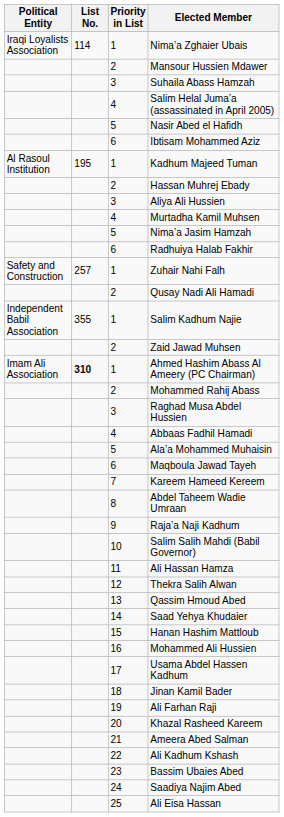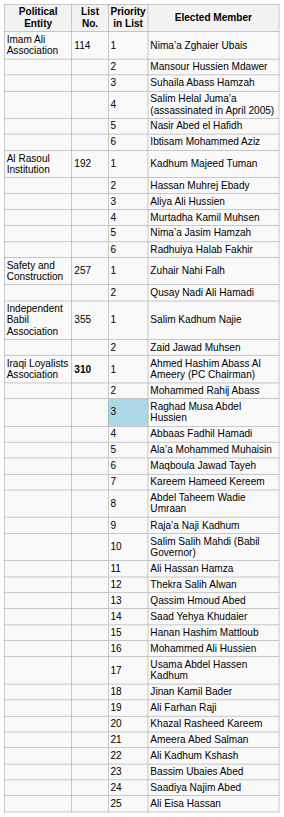(37, 45) Iraqi Loyalists Association -> (32, 45) Imam Ali Association
(83, 164) 195 -> (83, 164) 192
(32, 369) Imam Ali Association -> (37, 369) Iraqi Loyalists Association
(113, 412) no background -> (113, 412) lightblue background
